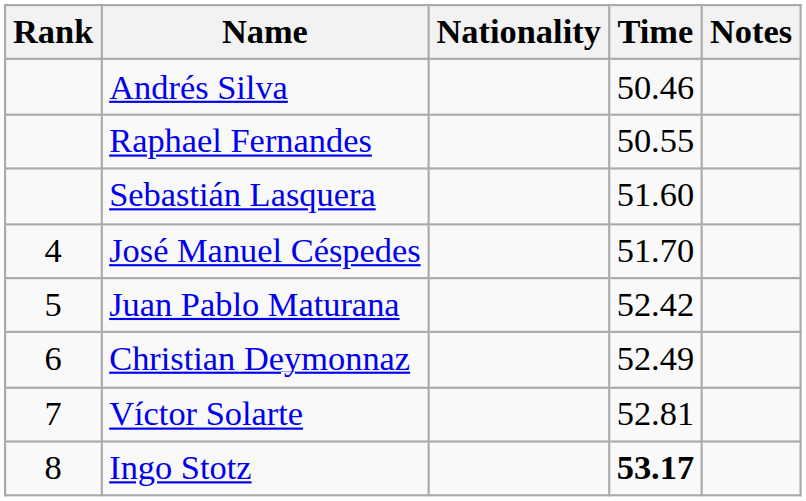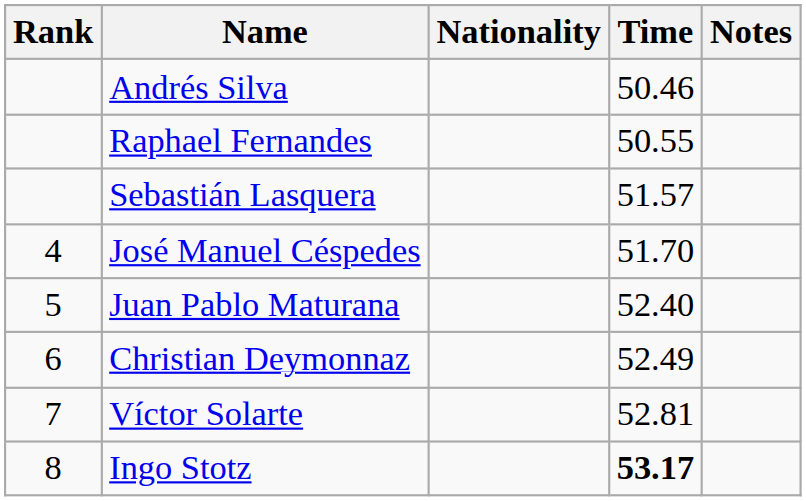(655, 195) 51.60 -> (655, 195) 51.57
(655, 304) 52.42 -> (655, 304) 52.40
